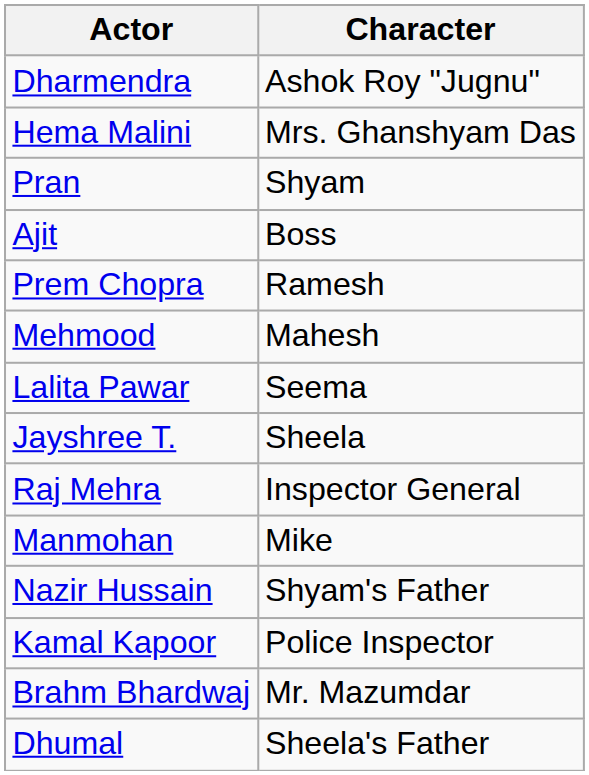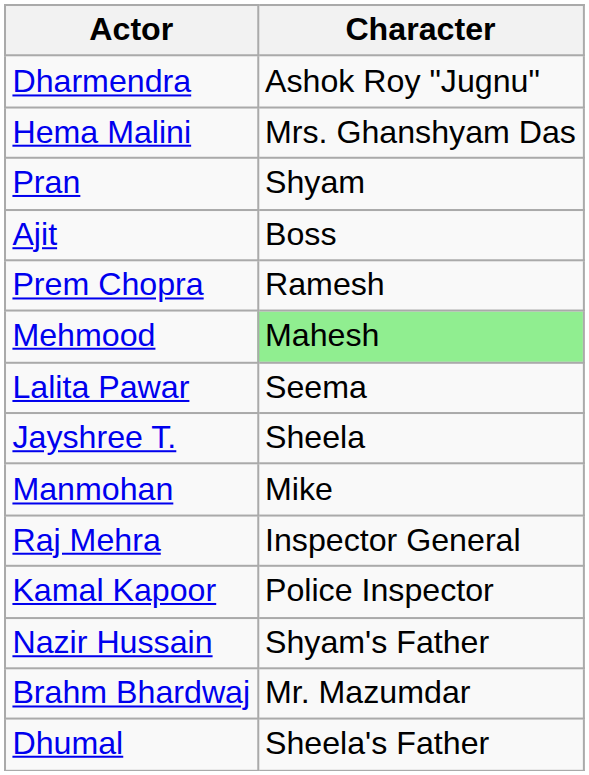(322, 336) no background -> (322, 336) lightgreen background
rows swapped: (93, 540) <-> (87, 489)
rows swapped: (113, 591) <-> (114, 642)
